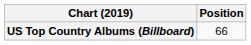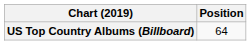(221, 31) 66 -> (221, 31) 64
